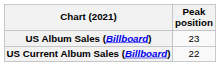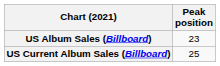(194, 54) 22 -> (194, 54) 25
